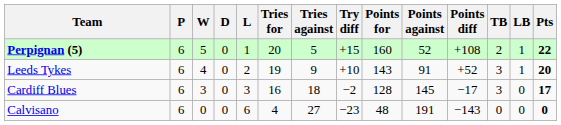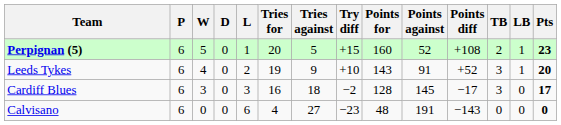(545, 49) 22 -> (545, 49) 23
